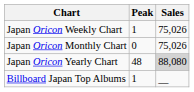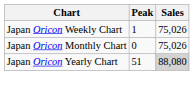(137, 62) 48 -> (137, 62) 51
- row: (66, 78)
